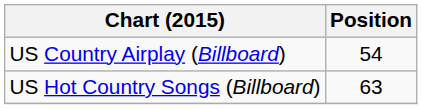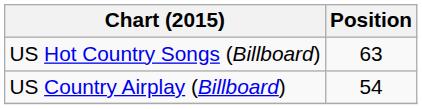rows swapped: (148, 53) <-> (165, 86)
